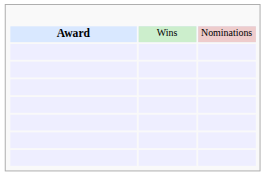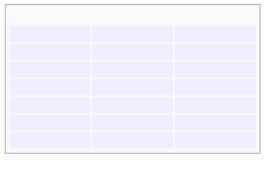- row: (73, 34)
